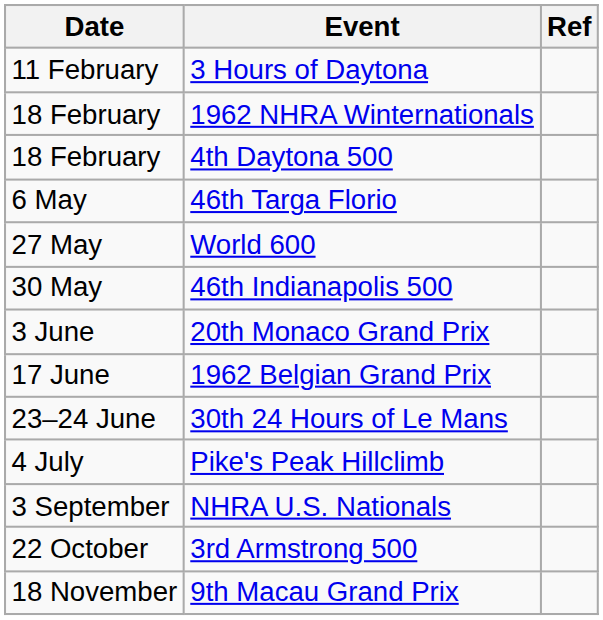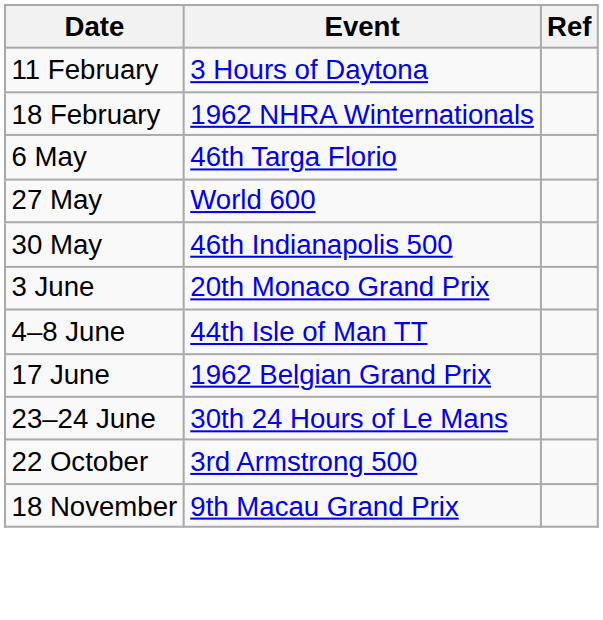- row: (292, 157)
+ row: (309, 331)
- row: (317, 462)
- row: (321, 505)
